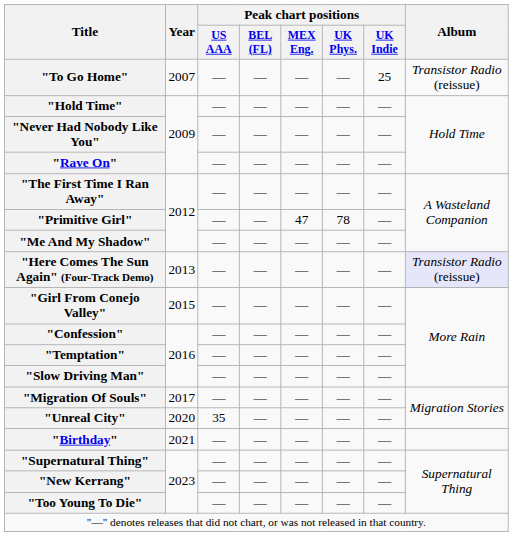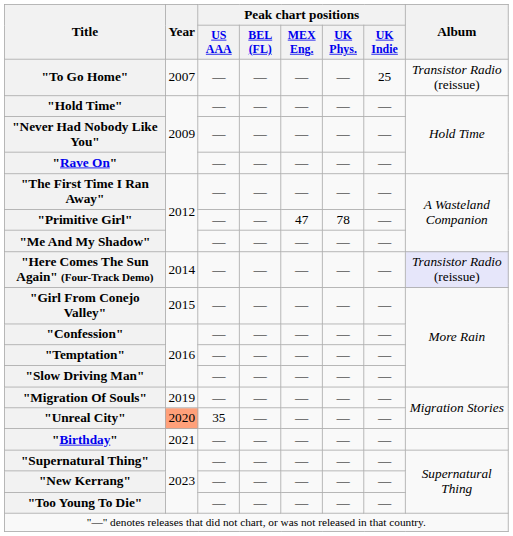(182, 269) 2013 -> (182, 269) 2014
(182, 397) 2017 -> (182, 397) 2019
(182, 418) no background -> (182, 418) lightsalmon background
